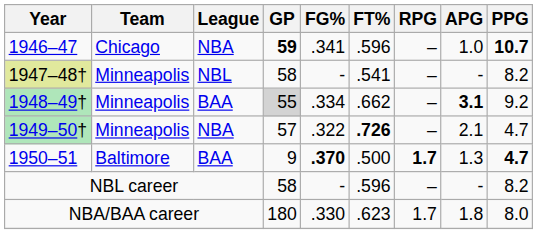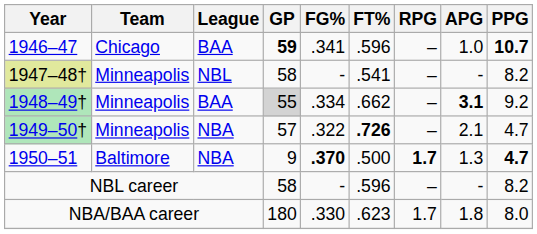(216, 47) NBA -> (215, 47) BAA
(215, 158) BAA -> (216, 158) NBA
